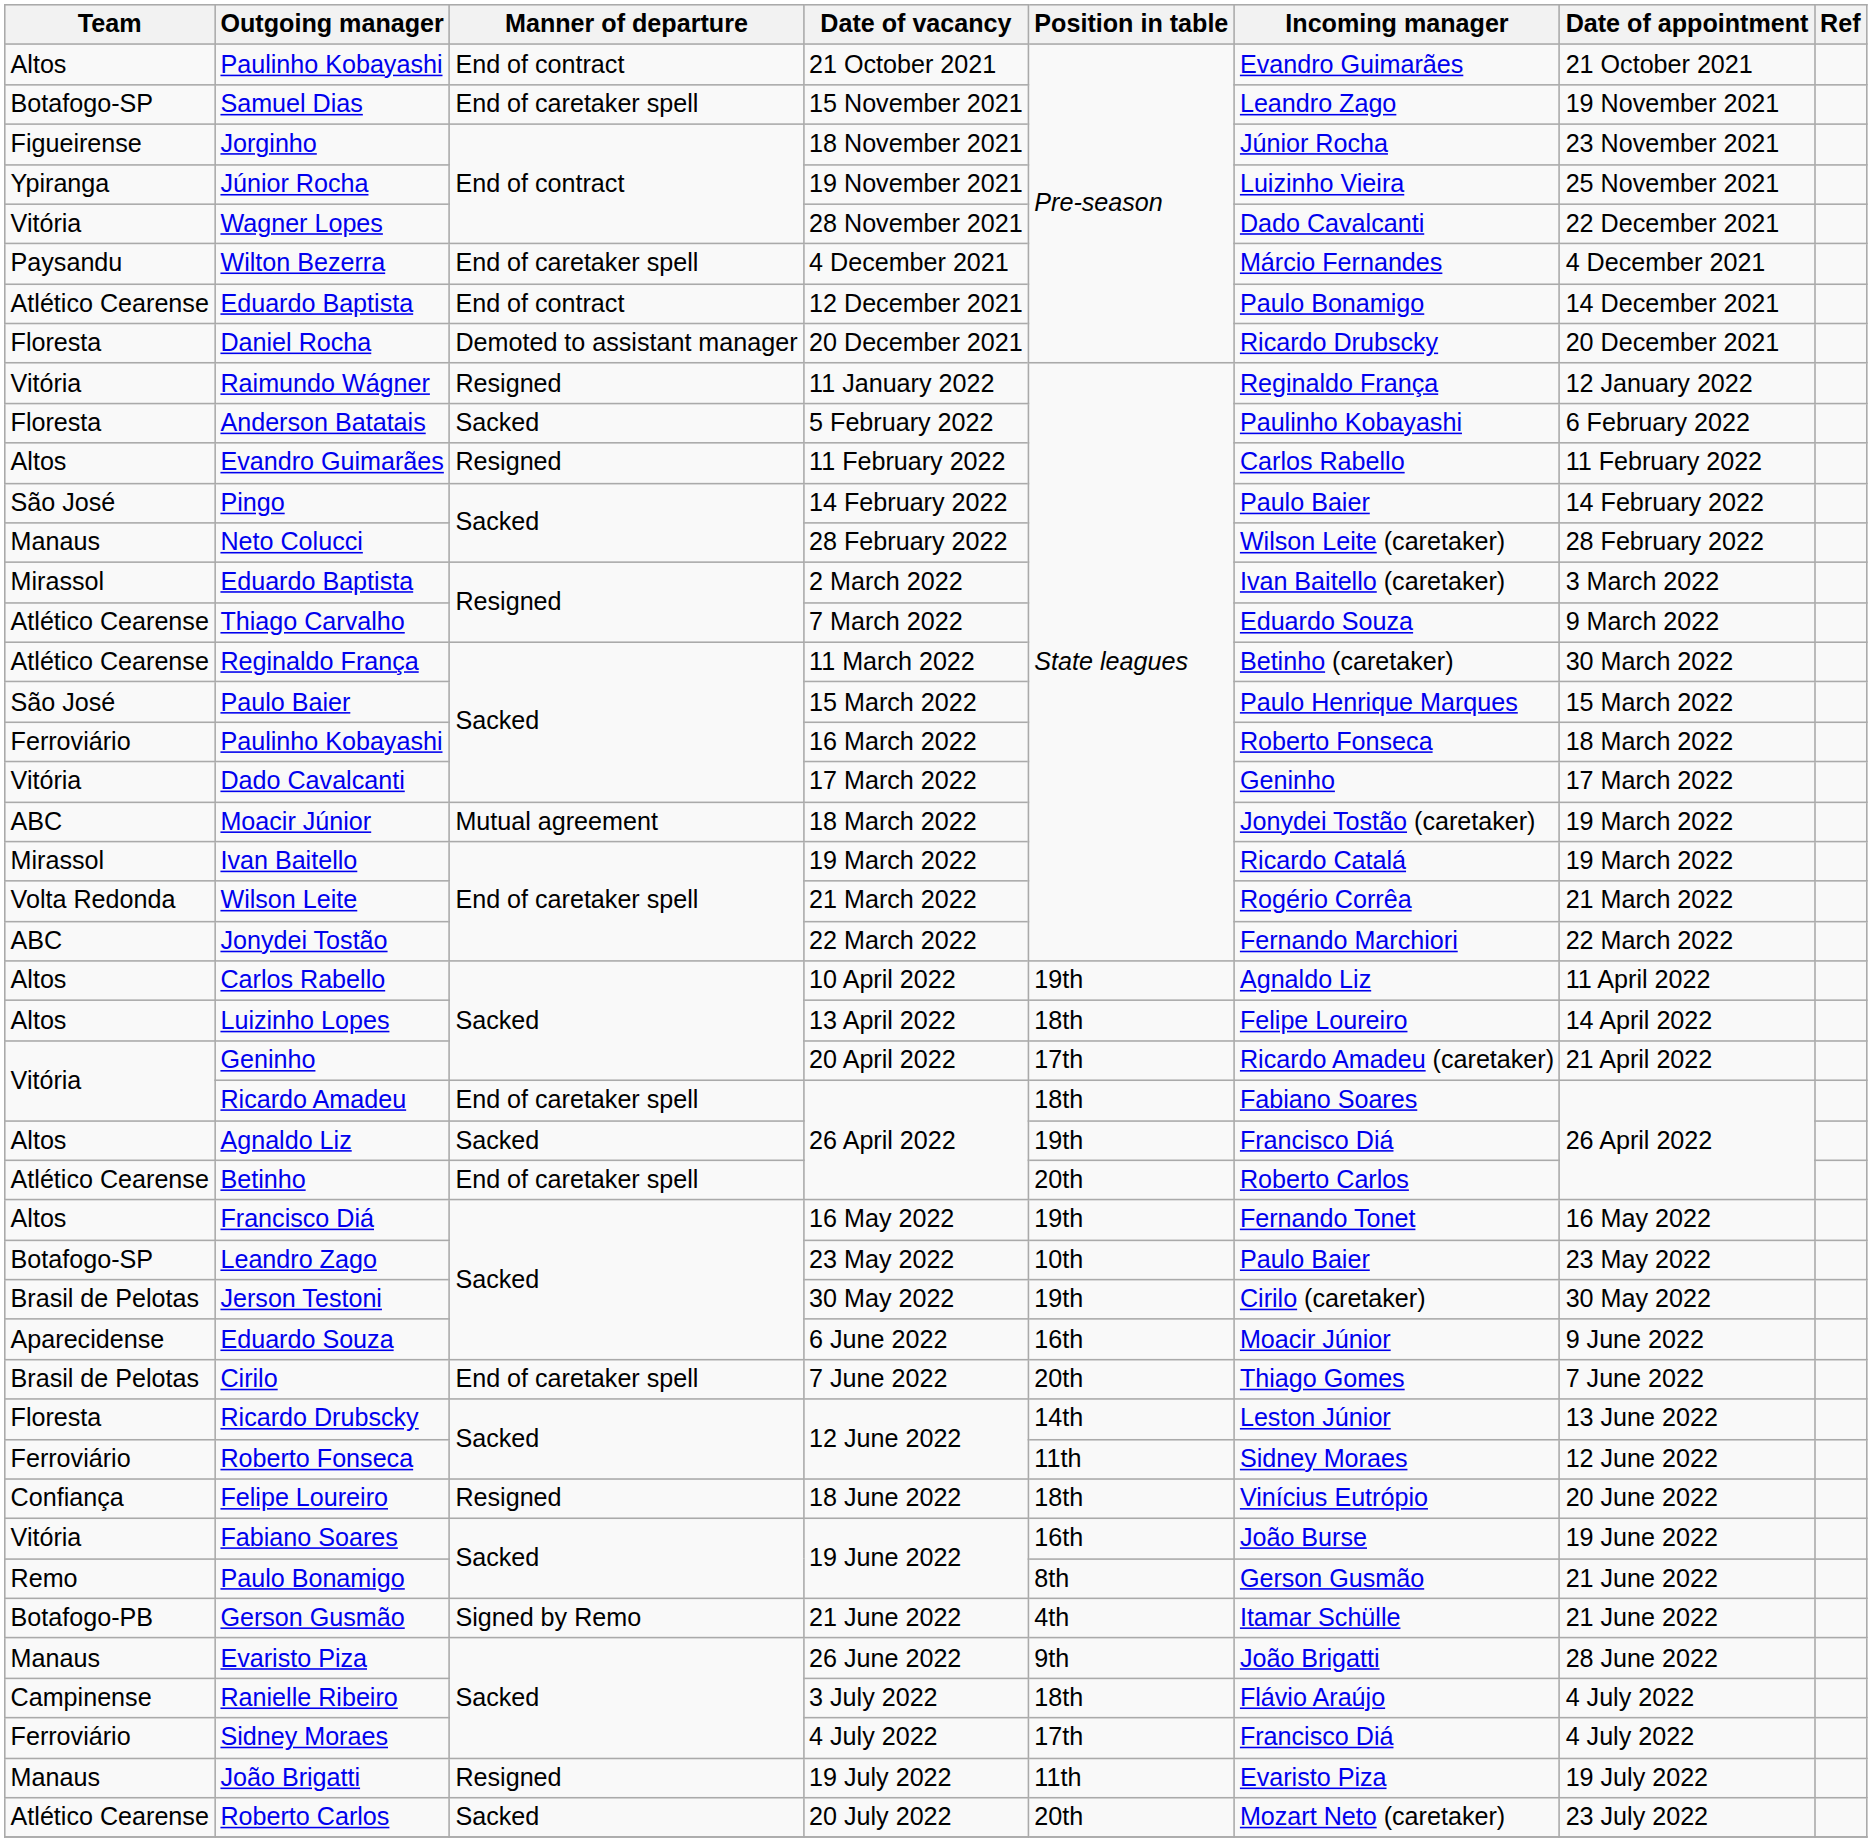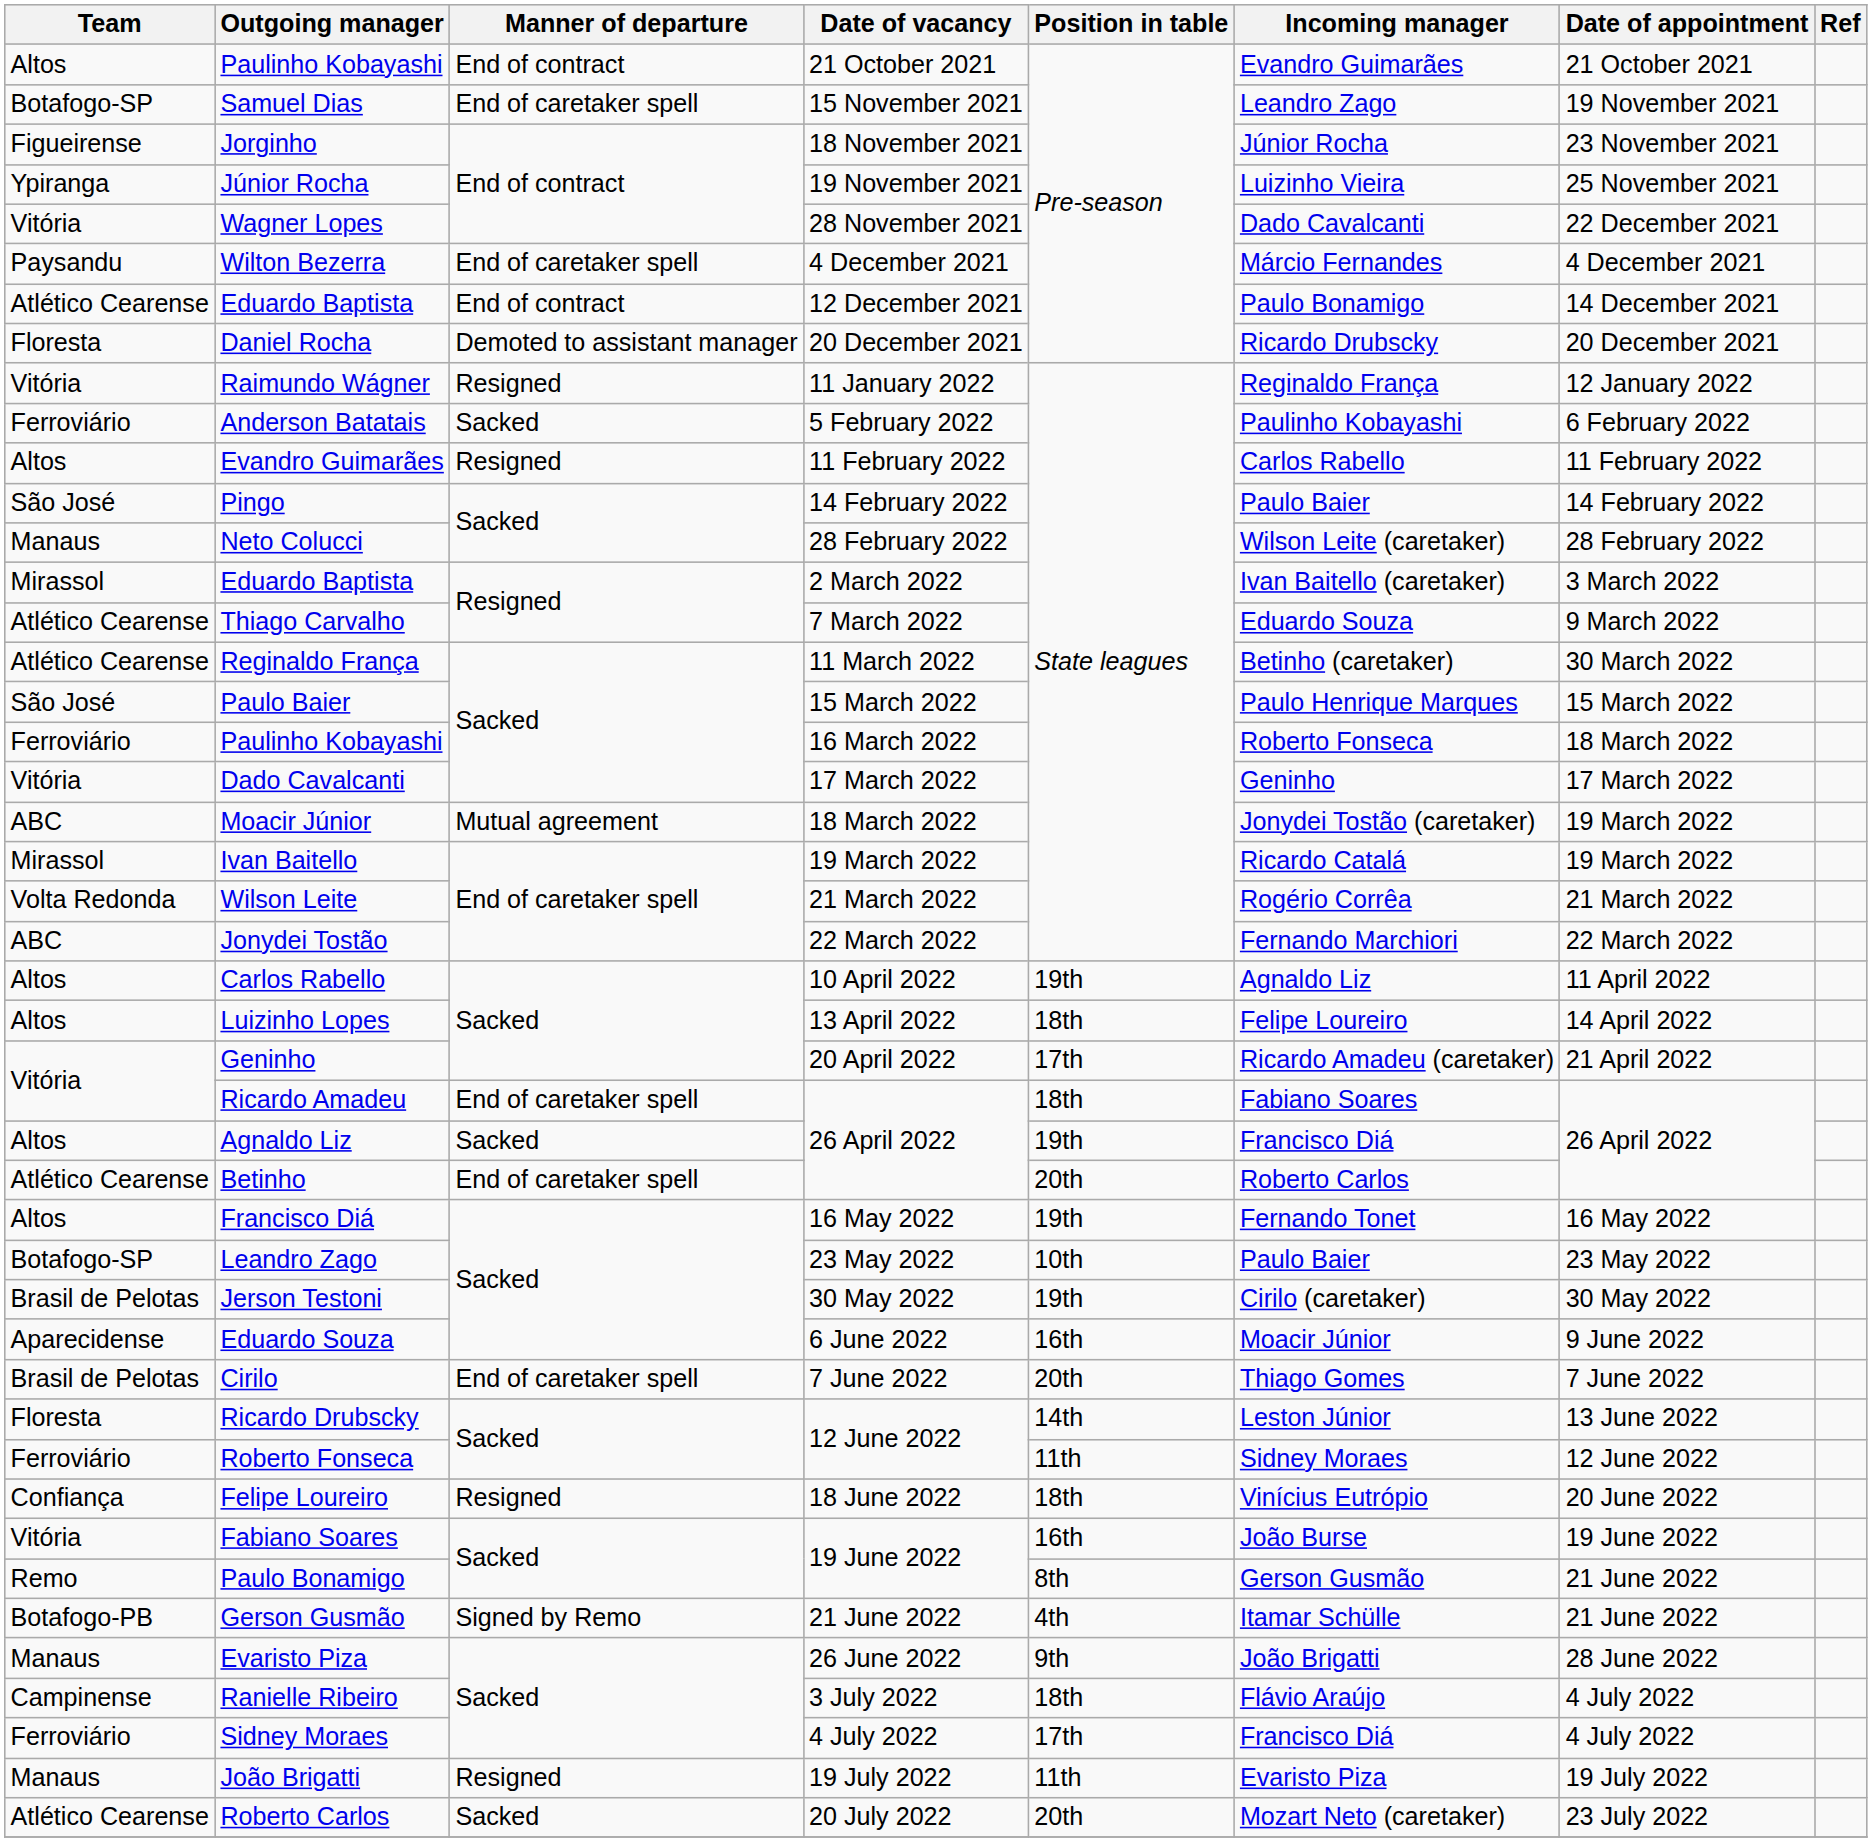(56, 422) Floresta -> (71, 422) Ferroviário
